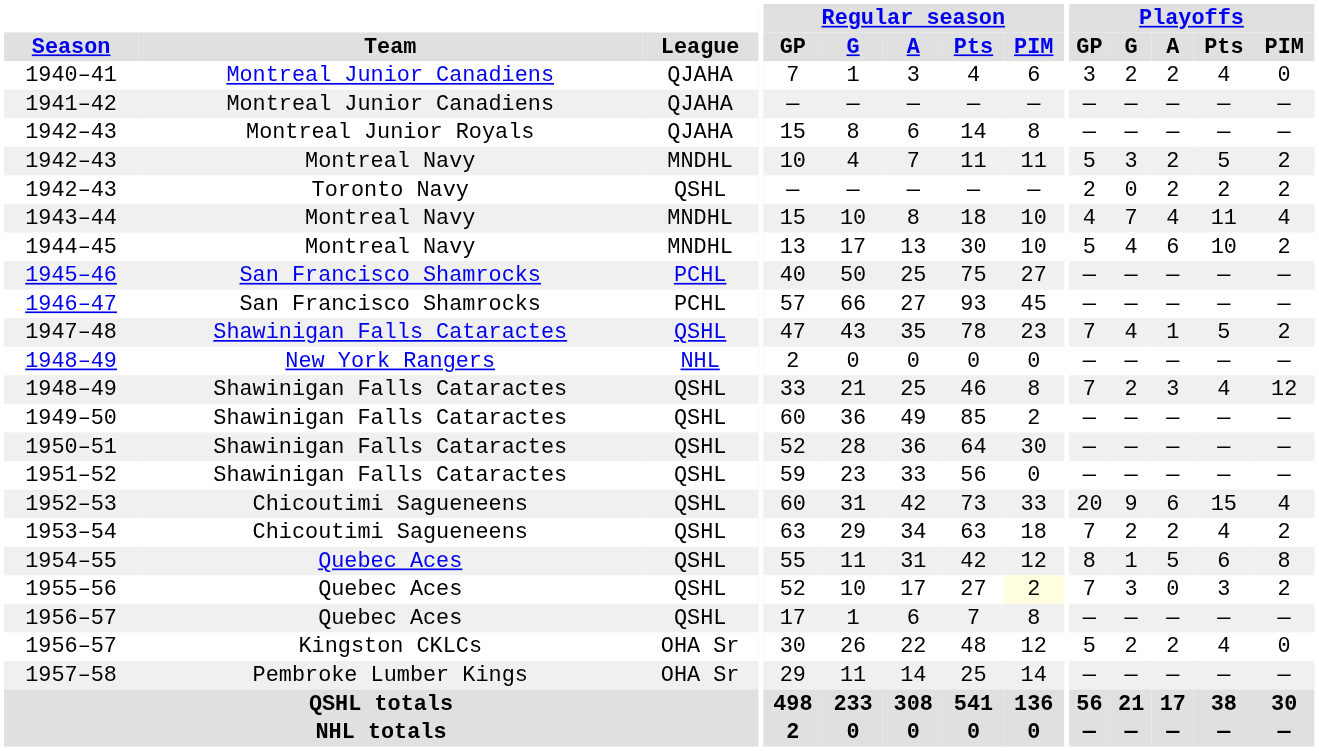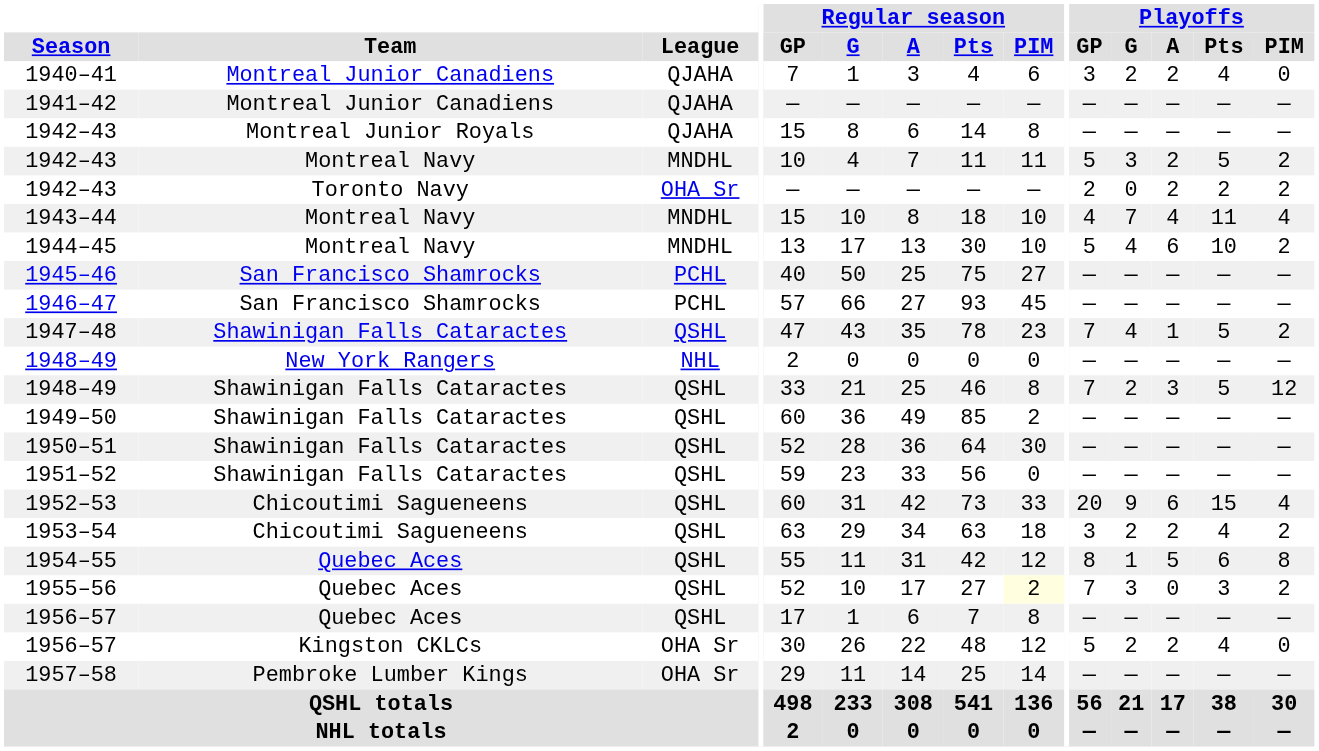(700, 190) QSHL -> (700, 190) OHA Sr
(1224, 390) 4 -> (1224, 390) 5
(1089, 532) 7 -> (1089, 532) 3
